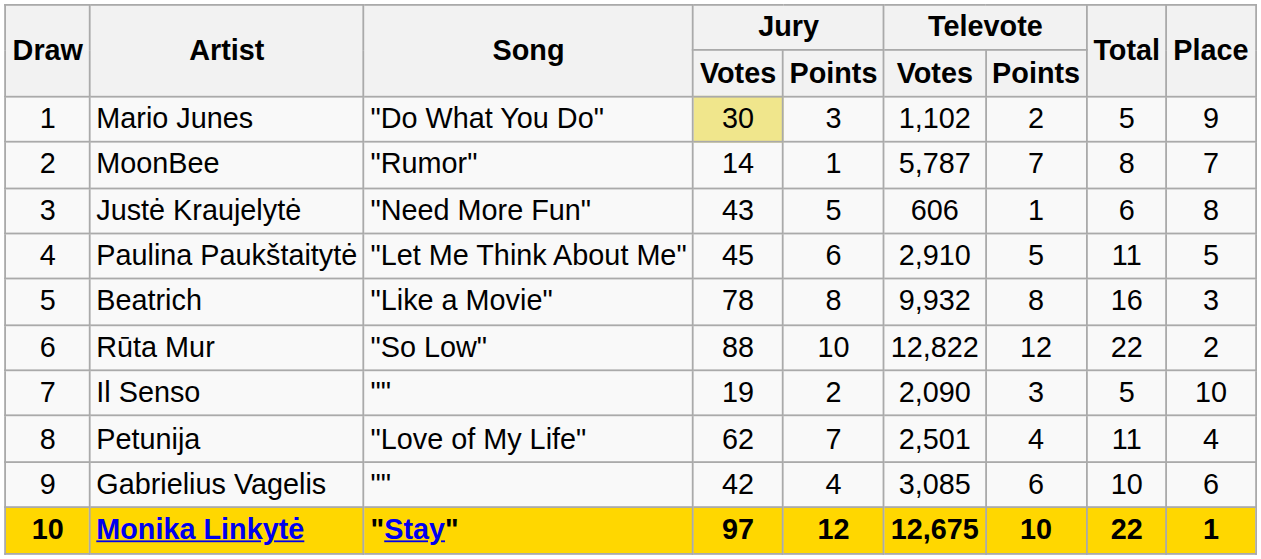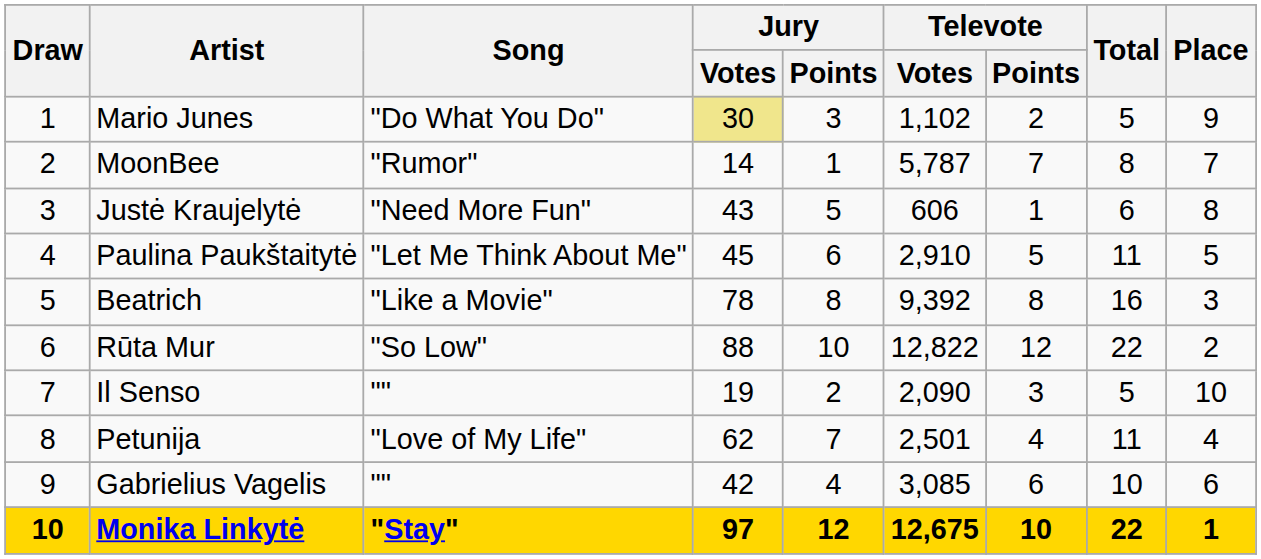(935, 301) 9,932 -> (935, 301) 9,392
